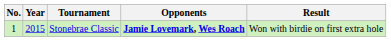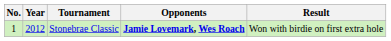(35, 28) 2015 -> (35, 28) 2012
